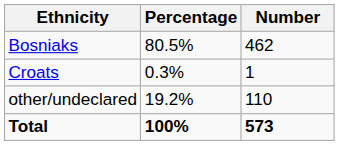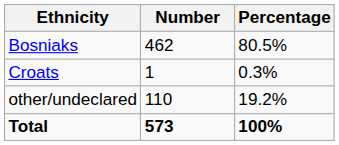columns swapped: (288, 18) <-> (191, 18)
